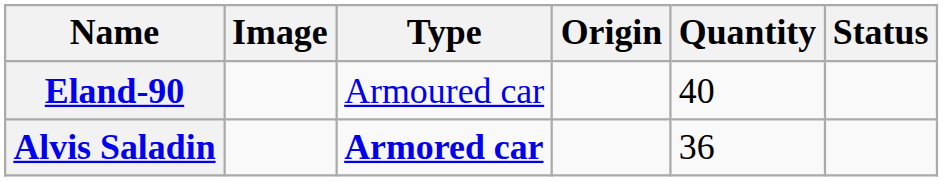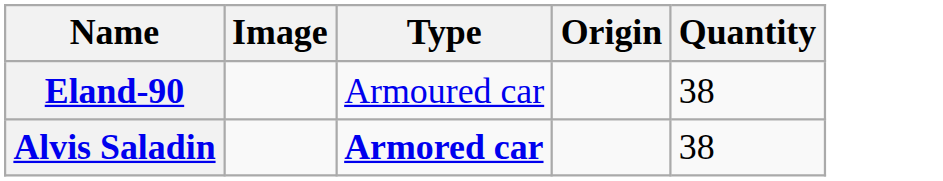- column: (881, 32)
(697, 89) 40 -> (697, 89) 38
(697, 146) 36 -> (697, 146) 38
